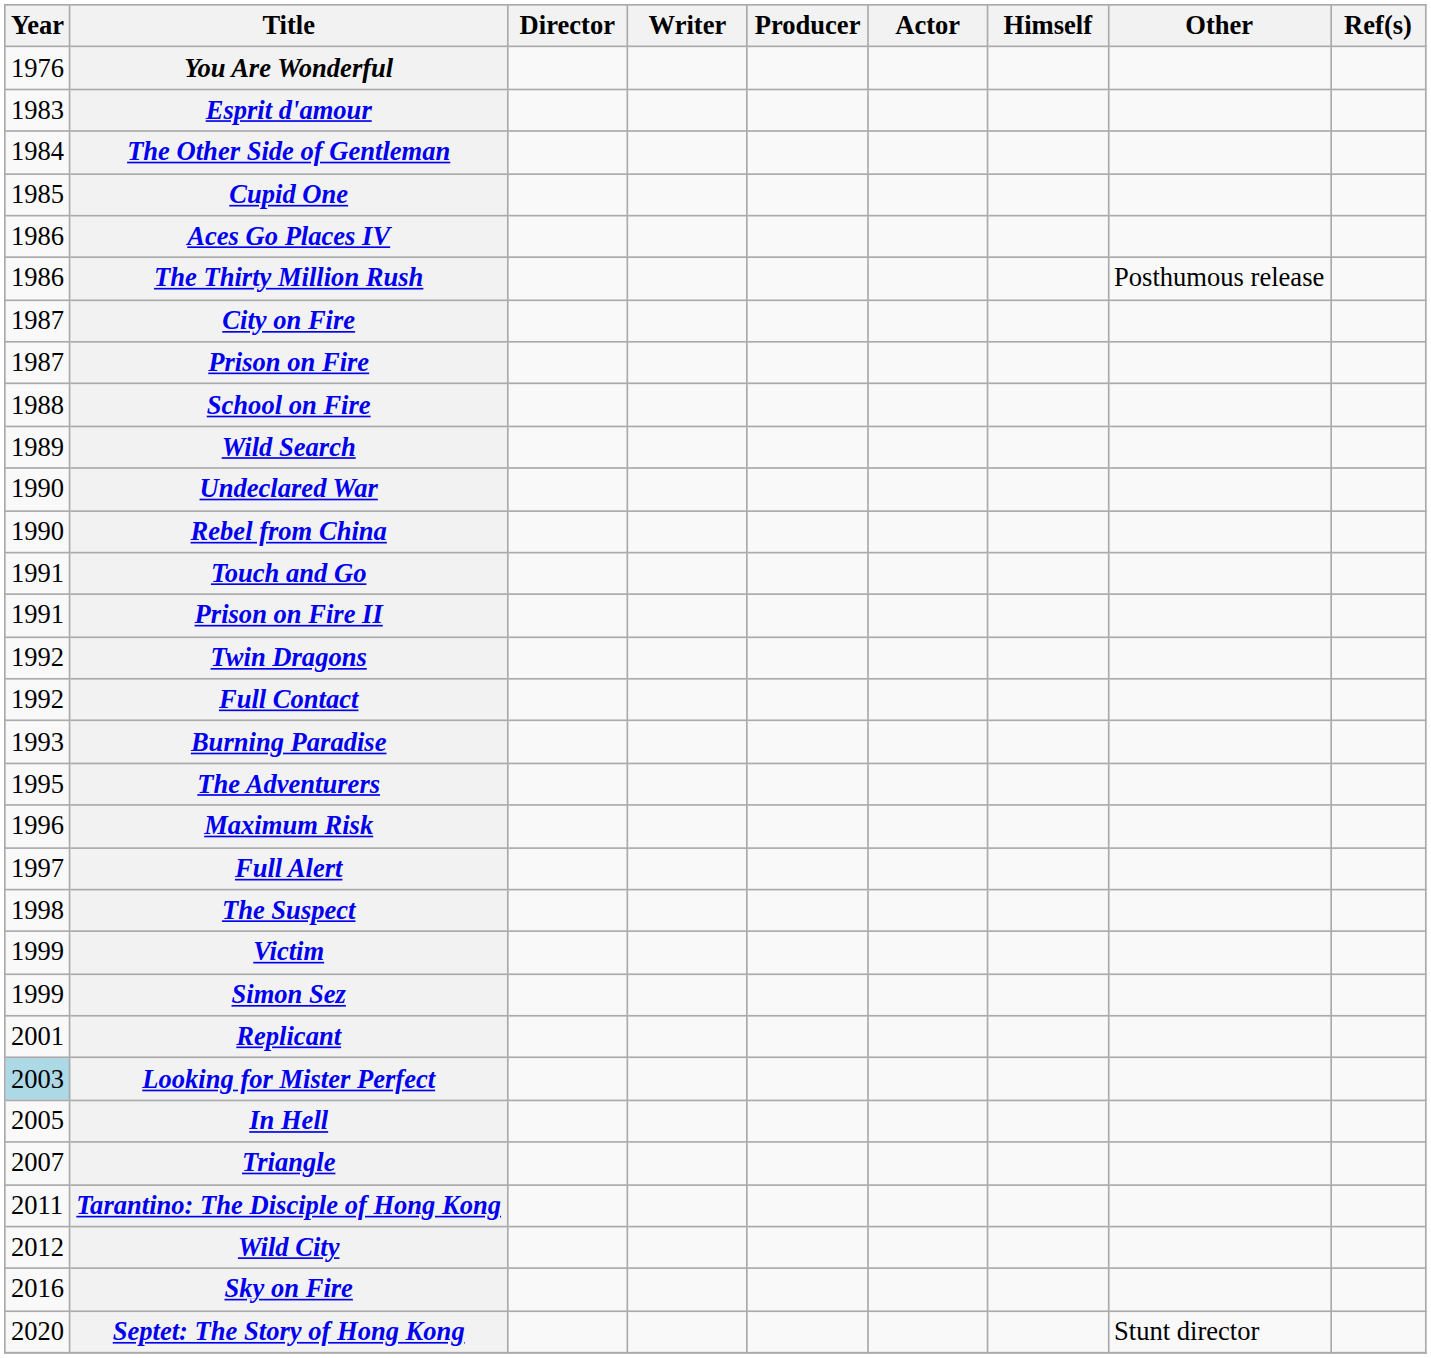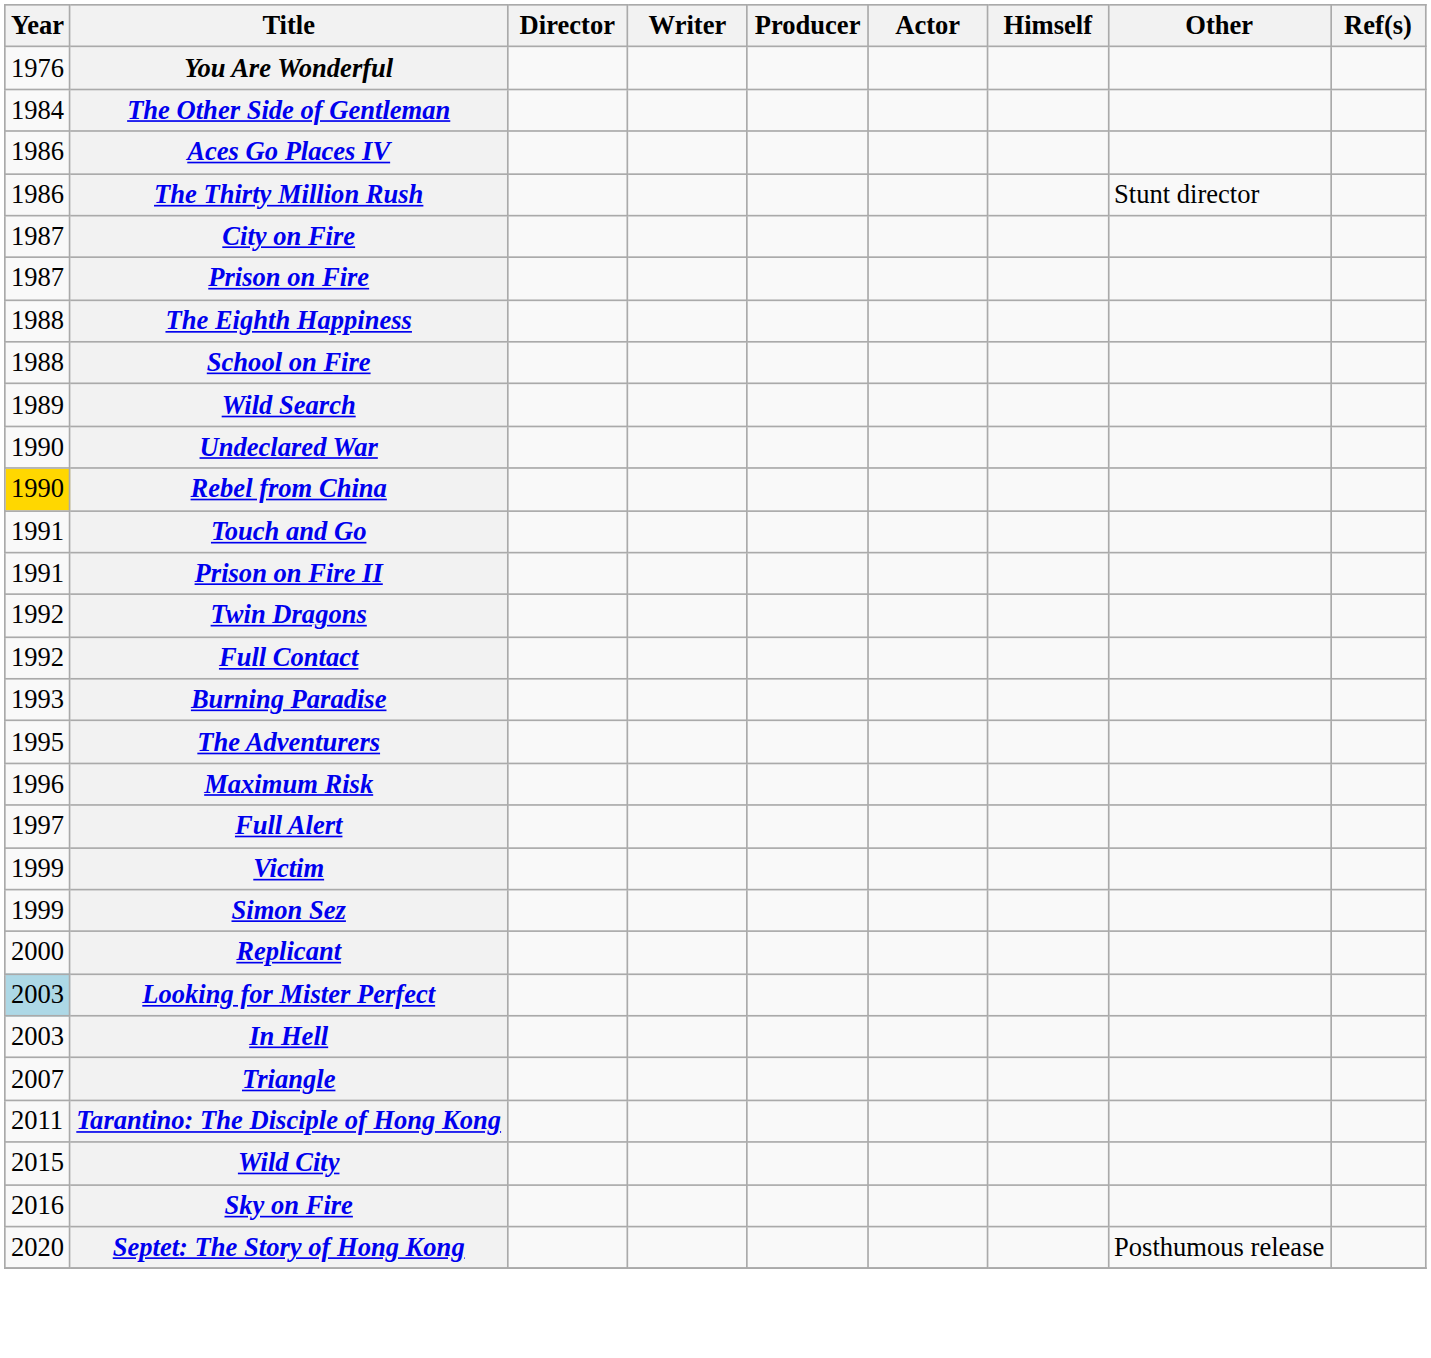- row: (289, 109)
- row: (289, 194)
(1219, 278) Posthumous release -> (1187, 194) Stunt director
+ row: (289, 320)
(38, 531) no background -> (38, 488) gold background
- row: (289, 910)
(38, 1036) 2001 -> (38, 952) 2000
(38, 1120) 2005 -> (38, 1036) 2003
(38, 1247) 2012 -> (38, 1162) 2015
(1187, 1331) Stunt director -> (1219, 1247) Posthumous release
